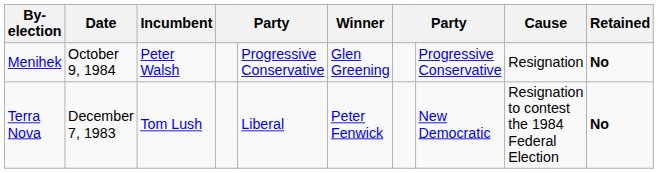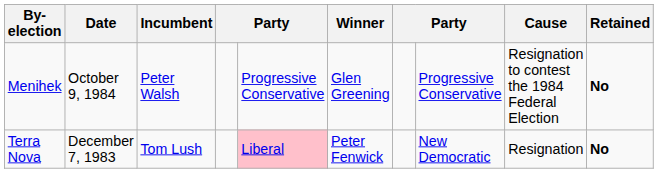(546, 62) Resignation -> (546, 86) Resignation to contest the 1984 Federal Election
(263, 125) no background -> (263, 149) pink background
(546, 125) Resignation to contest the 1984 Federal Election -> (546, 149) Resignation
